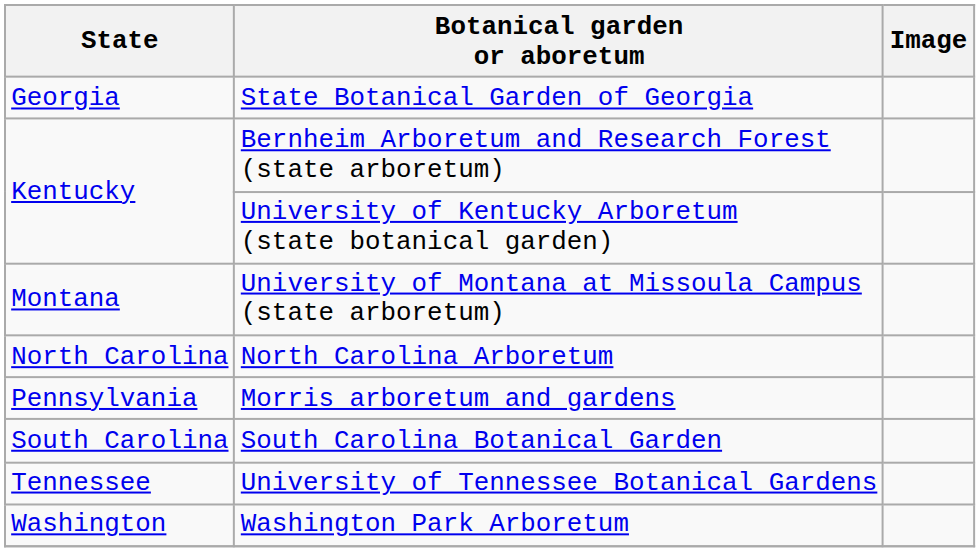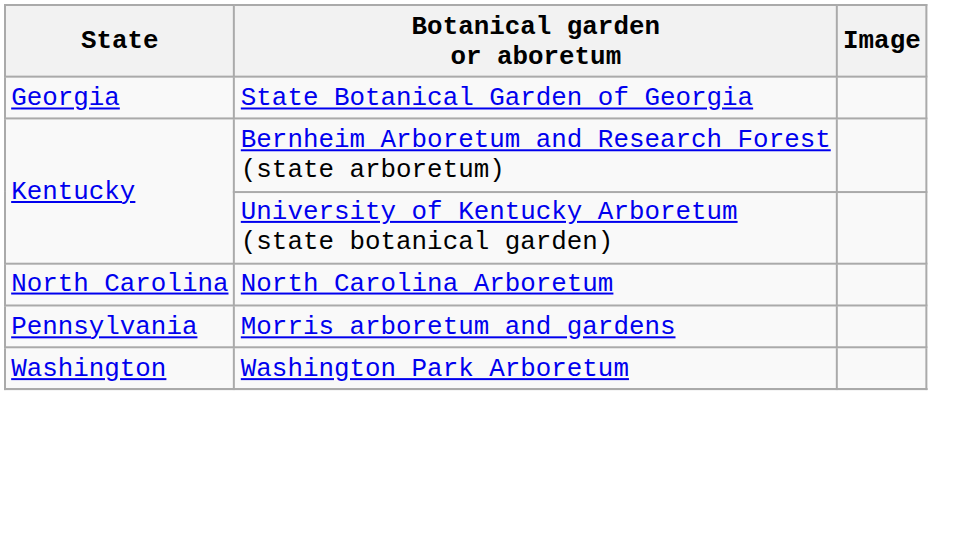- row: (551, 299)
- row: (481, 441)
- row: (559, 483)
